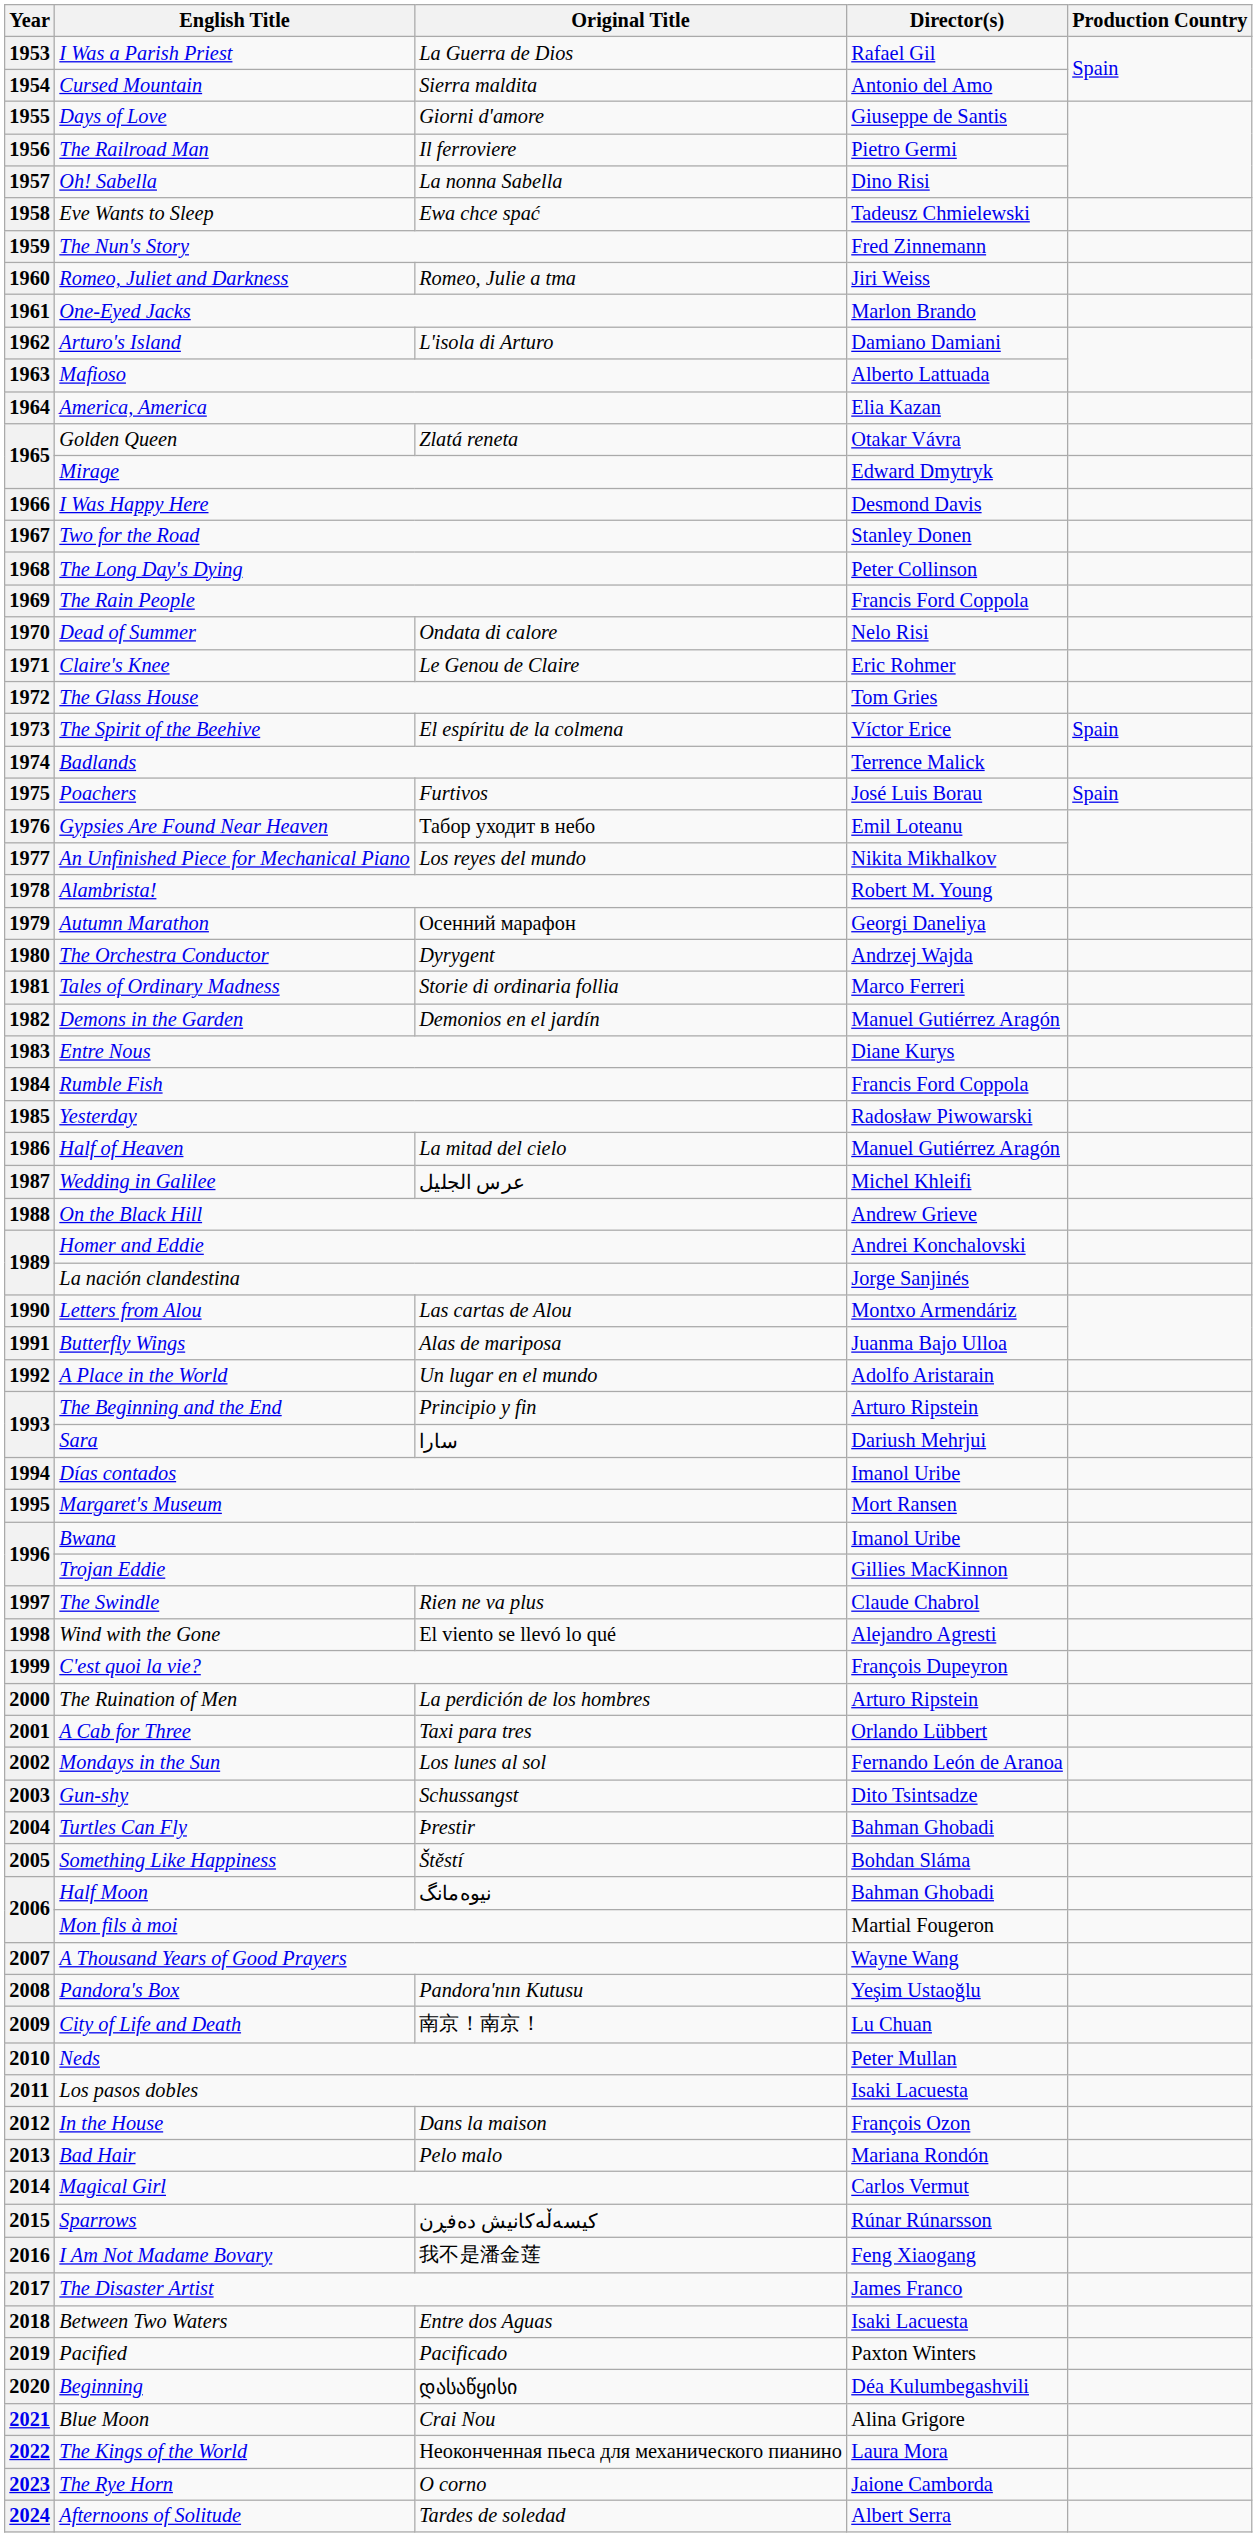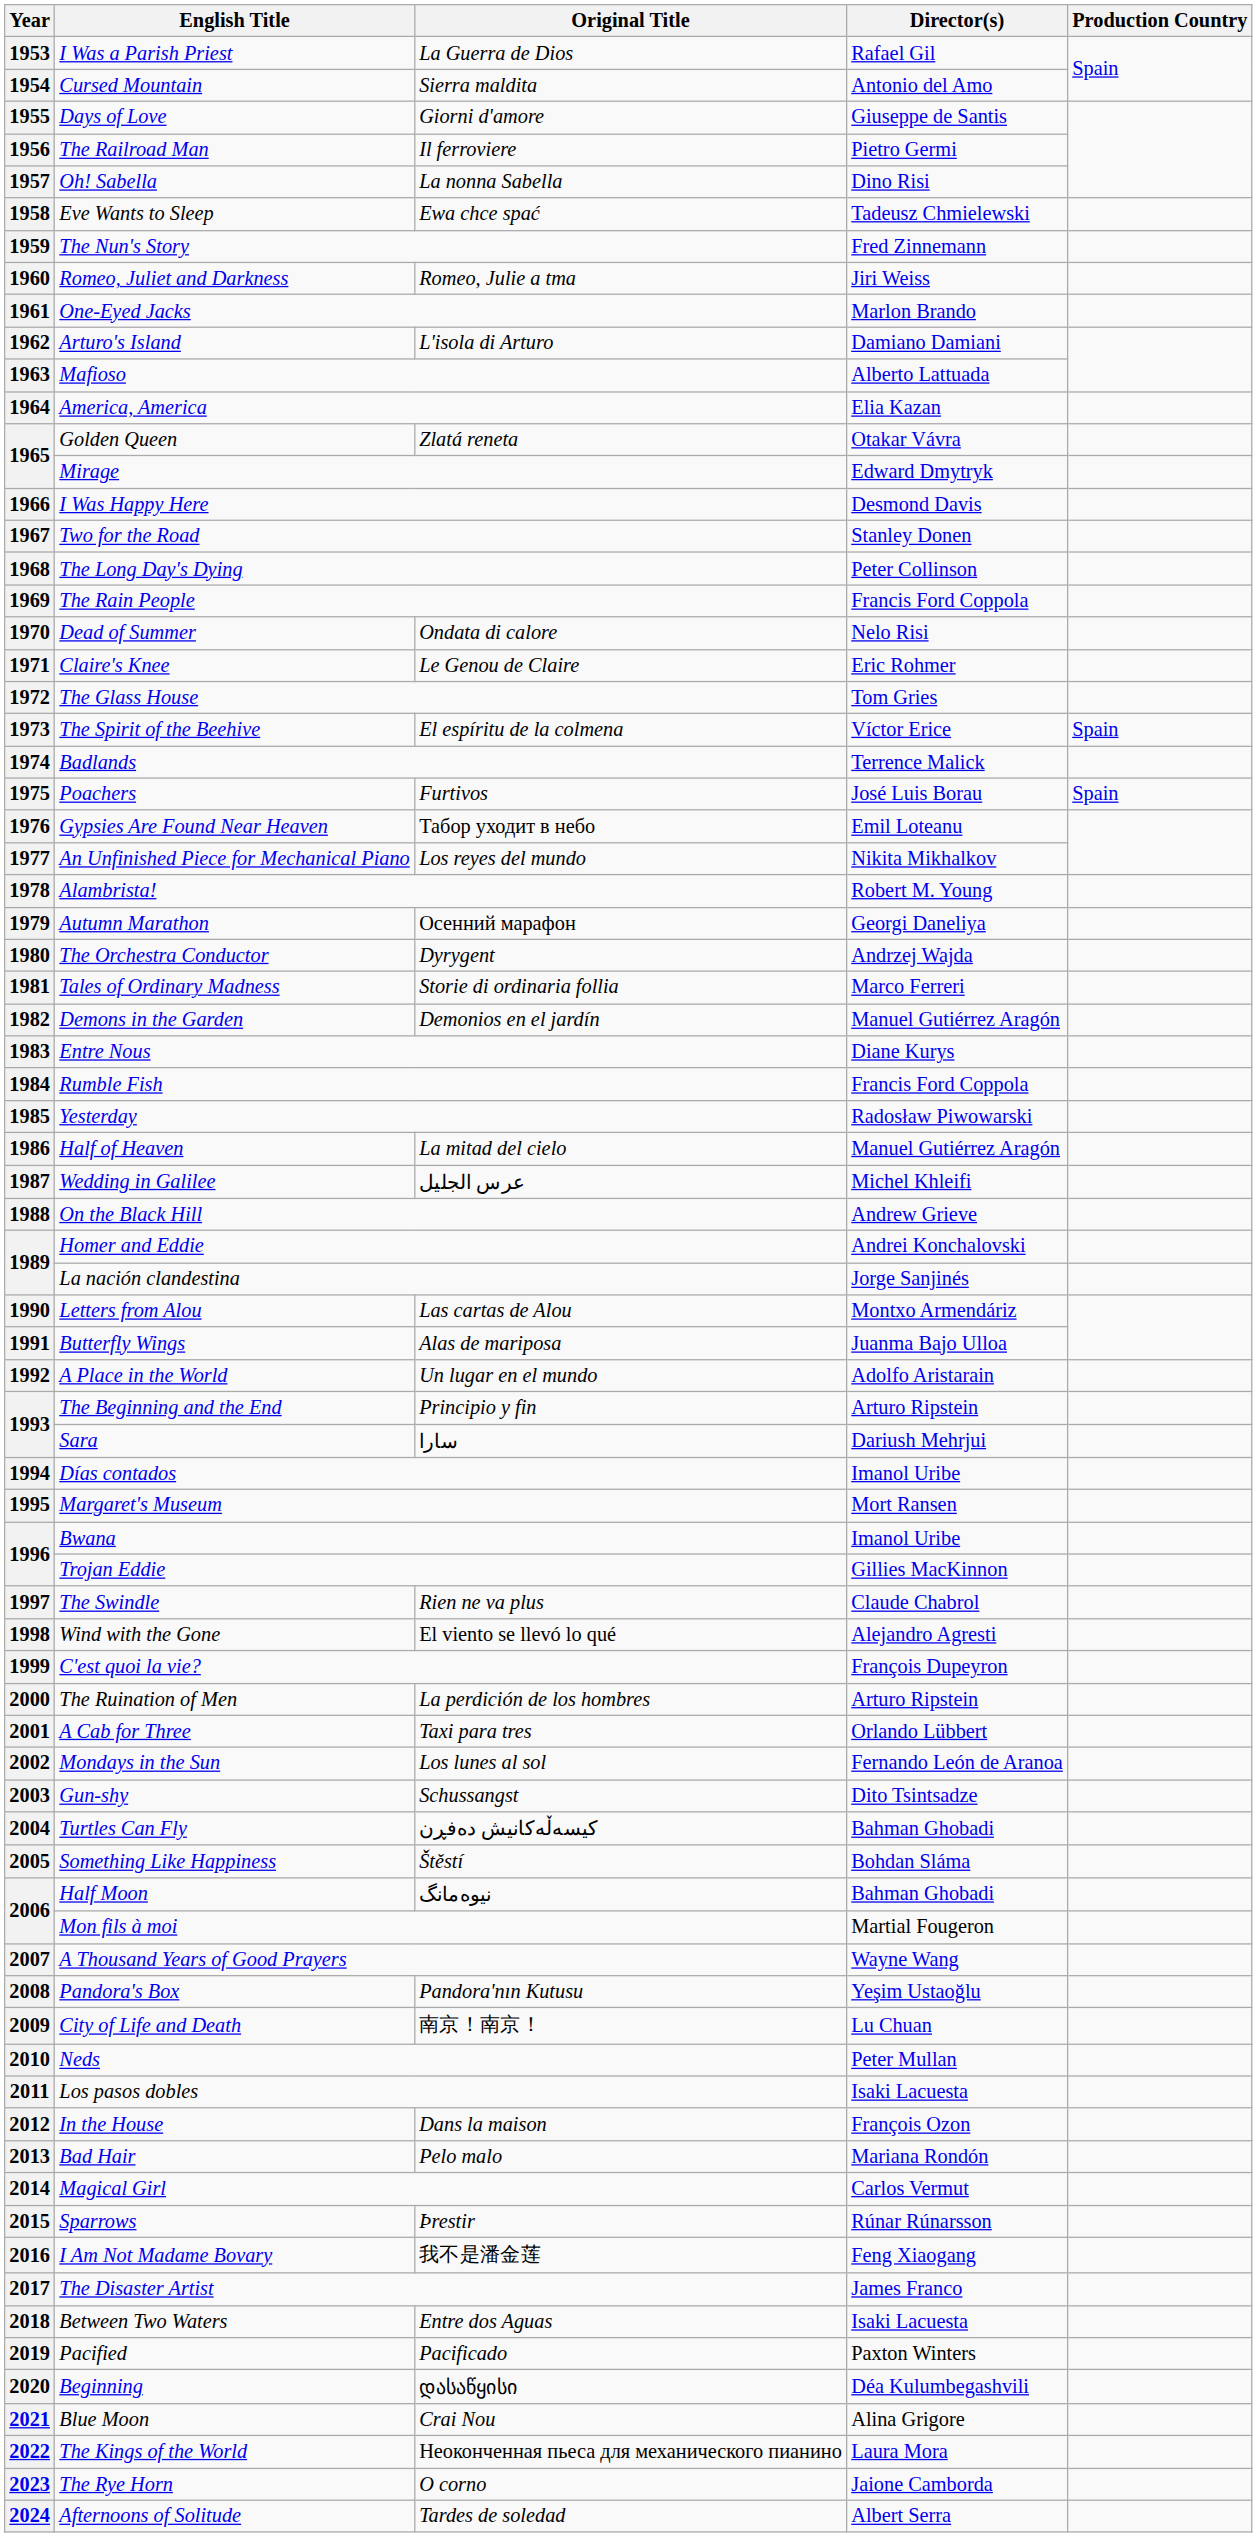(447, 1827) Þrestir -> (509, 1829) کیسەڵەکانیش دەفڕن
(509, 2220) کیسەڵەکانیش دەفڕن -> (447, 2220) Þrestir
